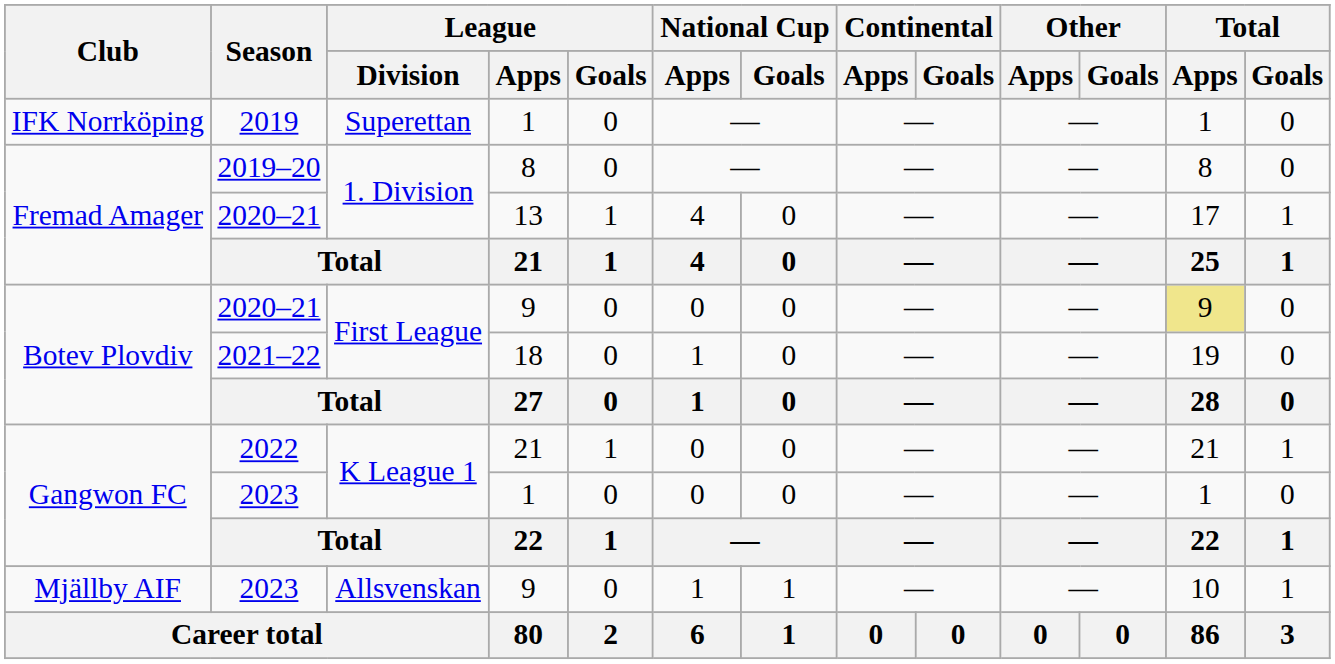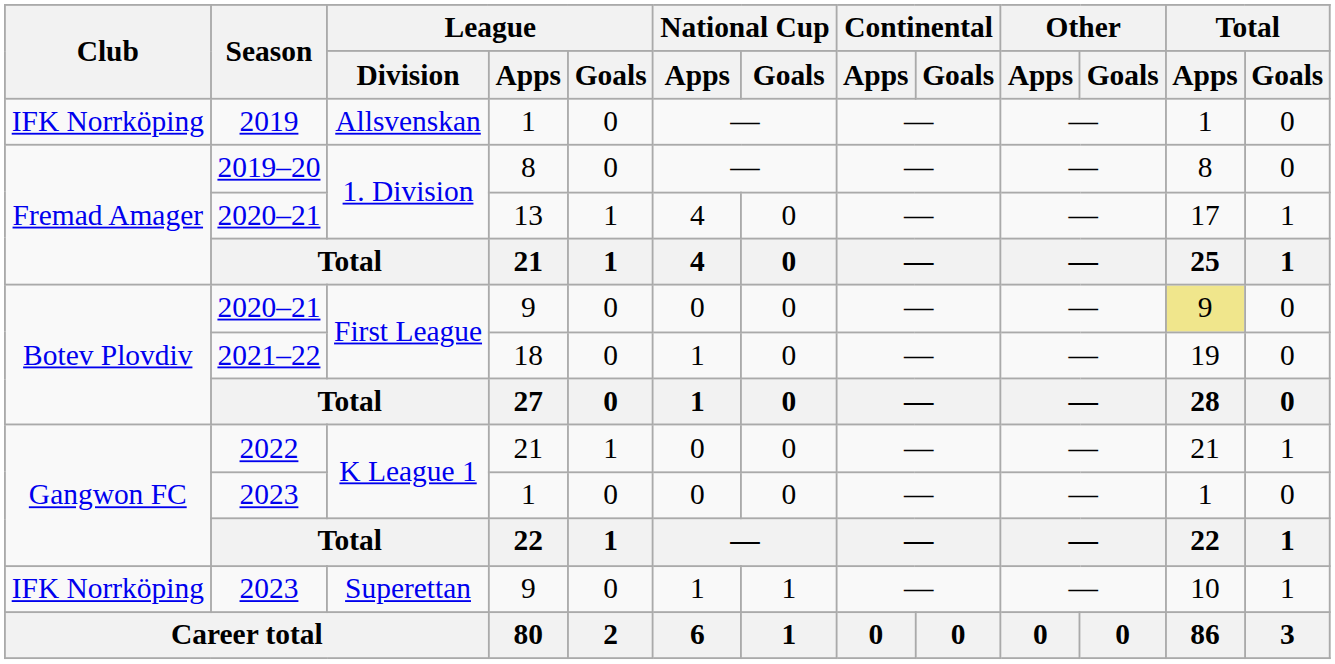(408, 121) Superettan -> (408, 121) Allsvenskan
(108, 588) Mjällby AIF -> (108, 588) IFK Norrköping
(408, 588) Allsvenskan -> (408, 588) Superettan
